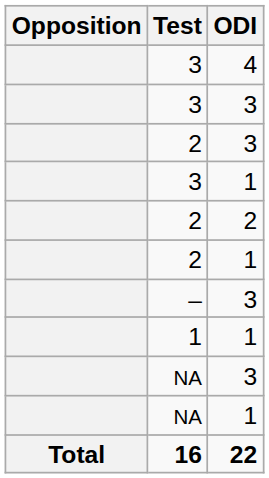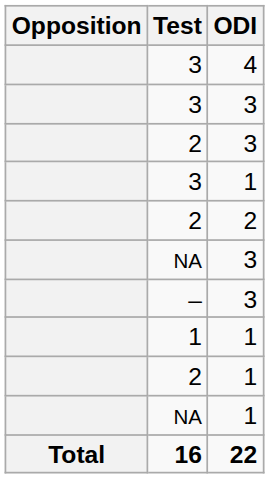rows swapped: (195, 259) <-> (188, 378)
